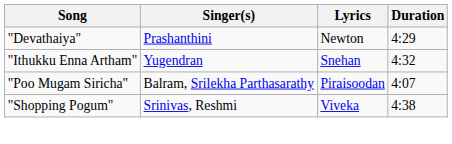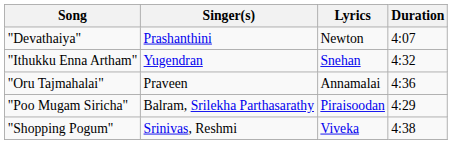(403, 38) 4:29 -> (403, 38) 4:07
+ row: (56, 83)
(403, 83) 4:07 -> (403, 106) 4:29
